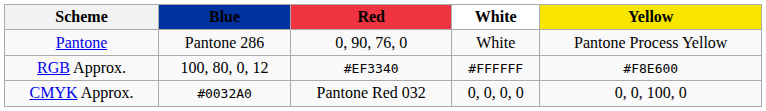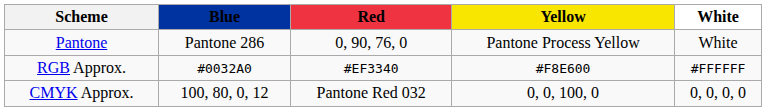columns swapped: (651, 17) <-> (496, 17)
(225, 67) 100, 80, 0, 12 -> (225, 68) #0032A0
(225, 94) #0032A0 -> (225, 93) 100, 80, 0, 12
